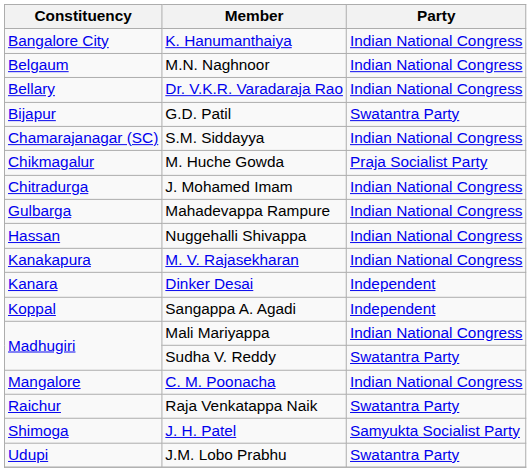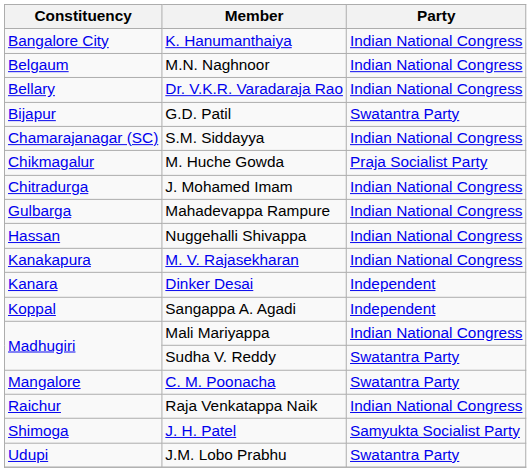(436, 382) Indian National Congress -> (405, 382) Swatantra Party
(405, 406) Swatantra Party -> (436, 406) Indian National Congress
